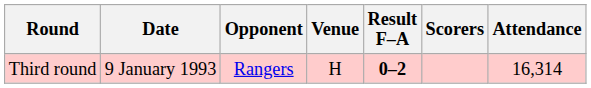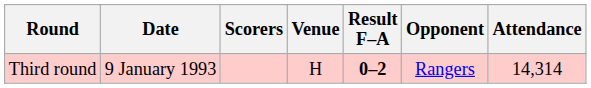columns swapped: (264, 29) <-> (455, 29)
(537, 68) 16,314 -> (537, 68) 14,314
